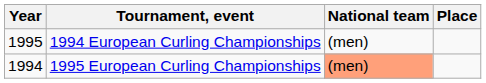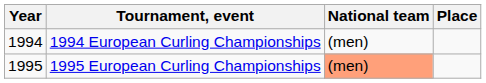(25, 41) 1995 -> (25, 41) 1994
(25, 66) 1994 -> (25, 66) 1995
